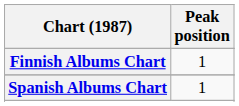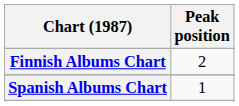(202, 61) 1 -> (202, 61) 2
